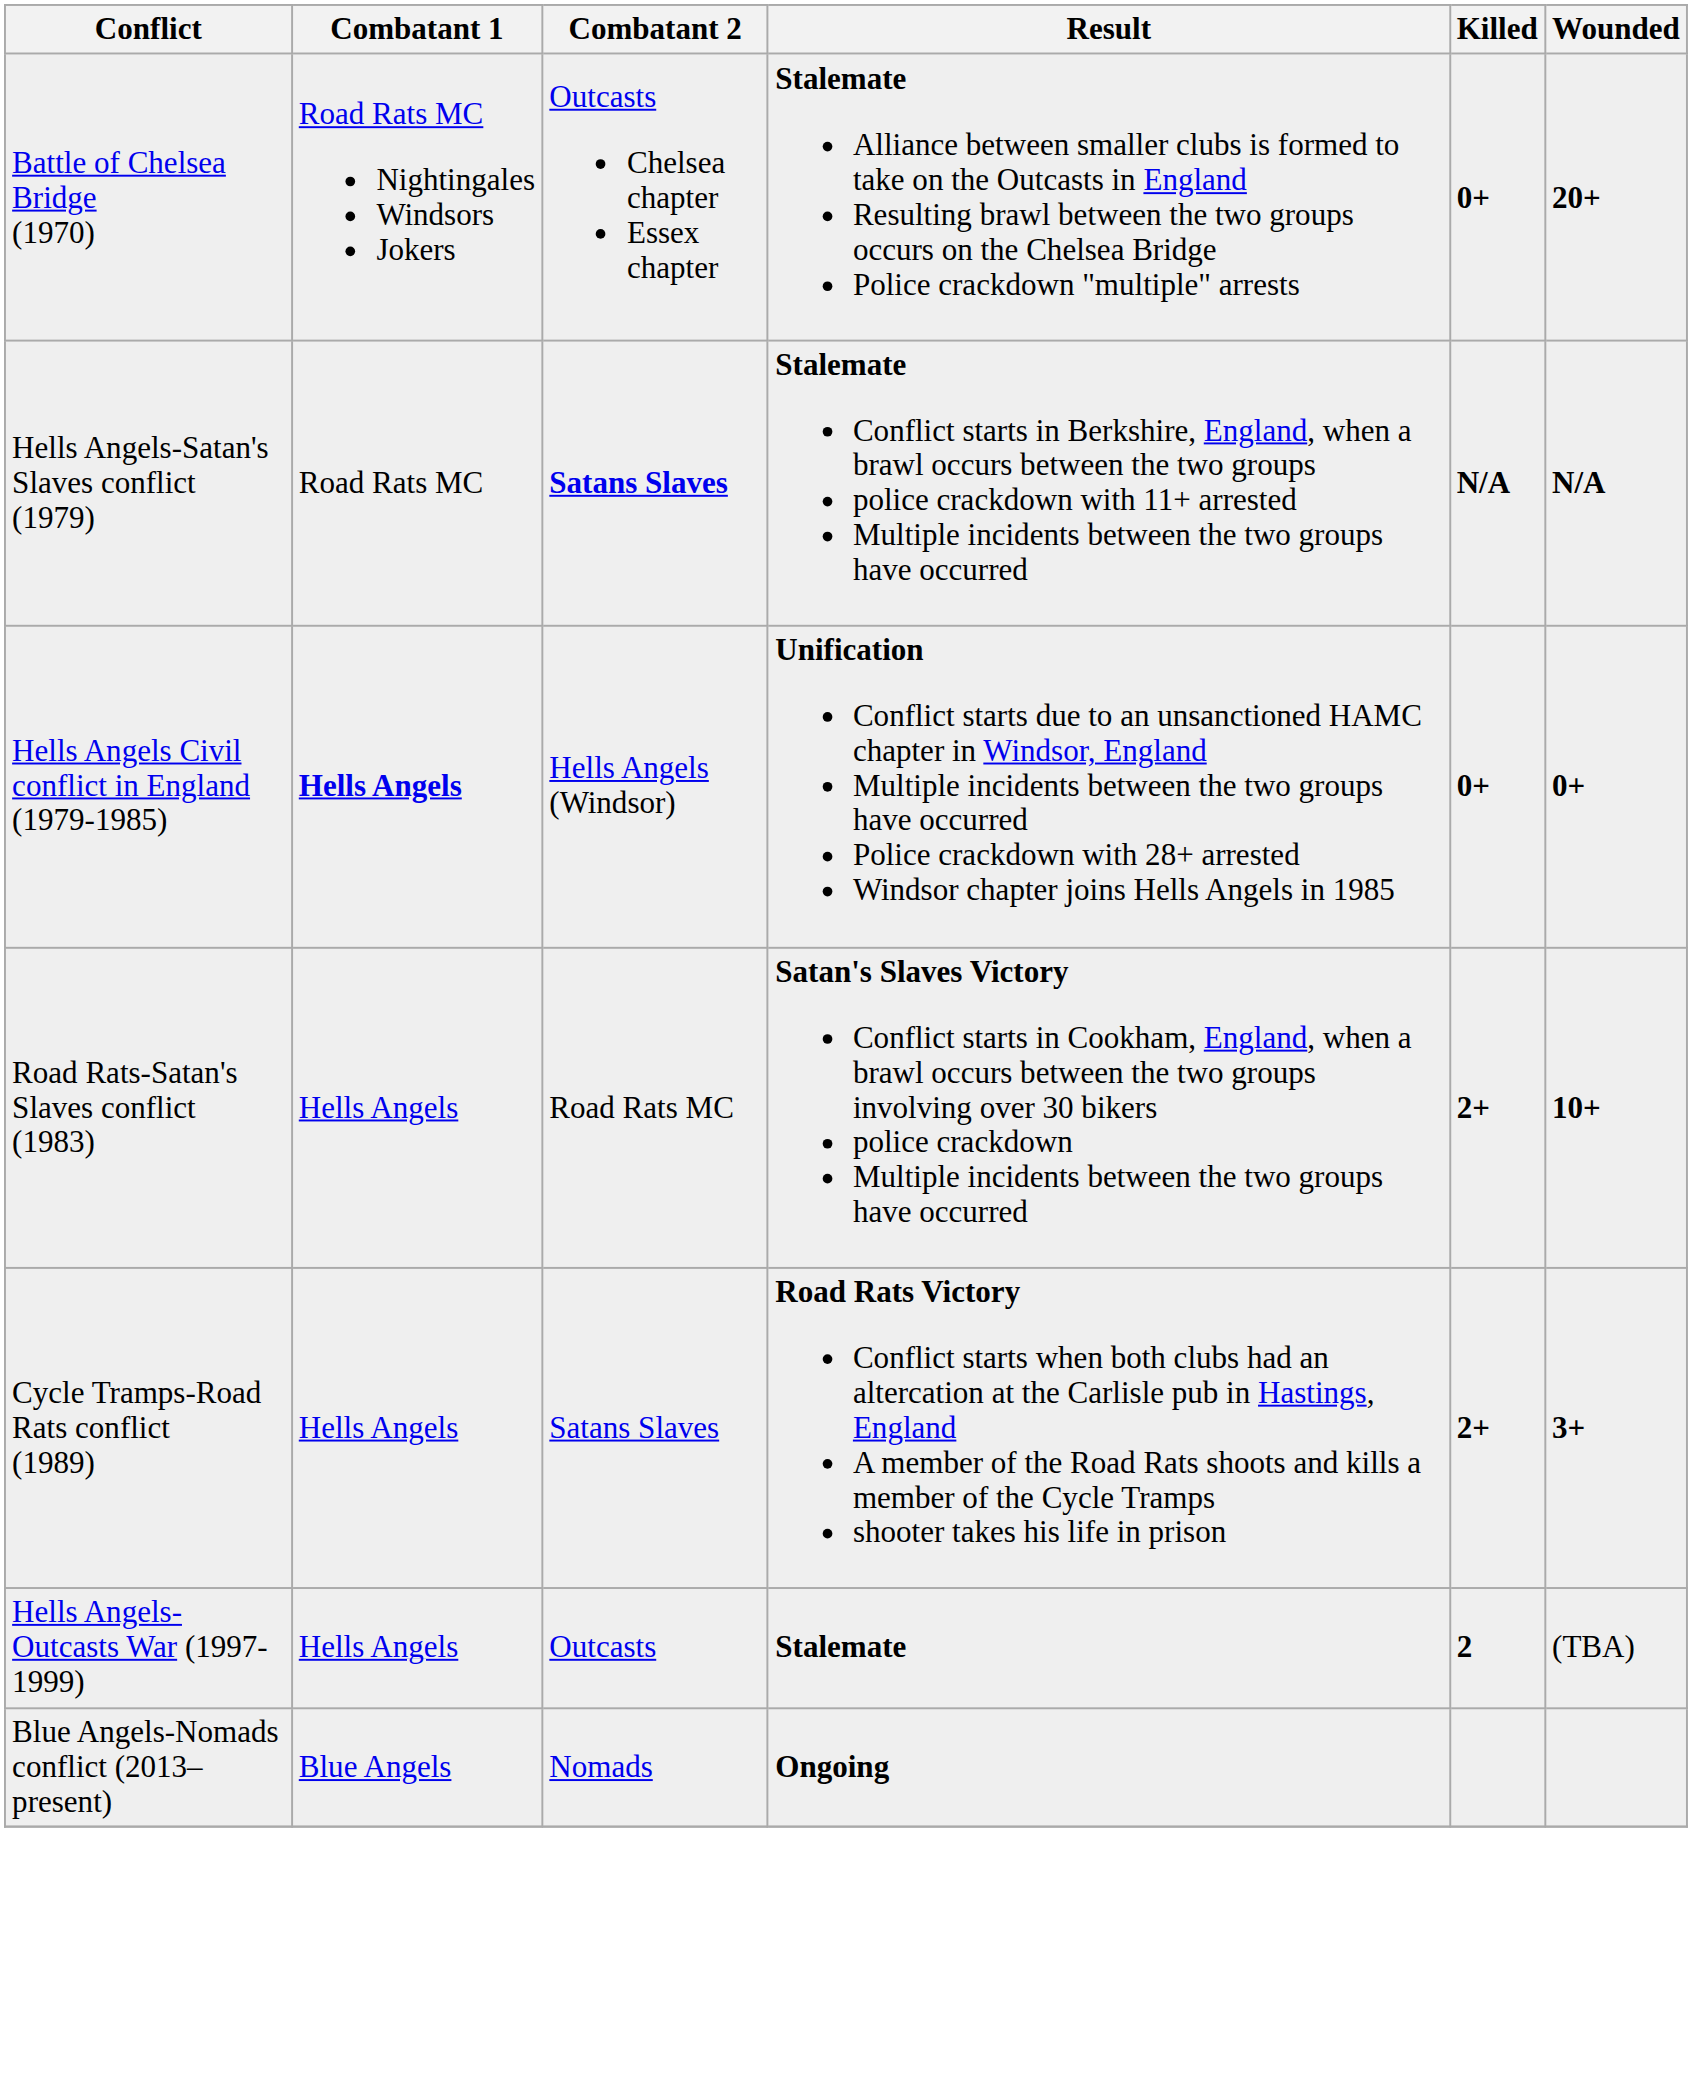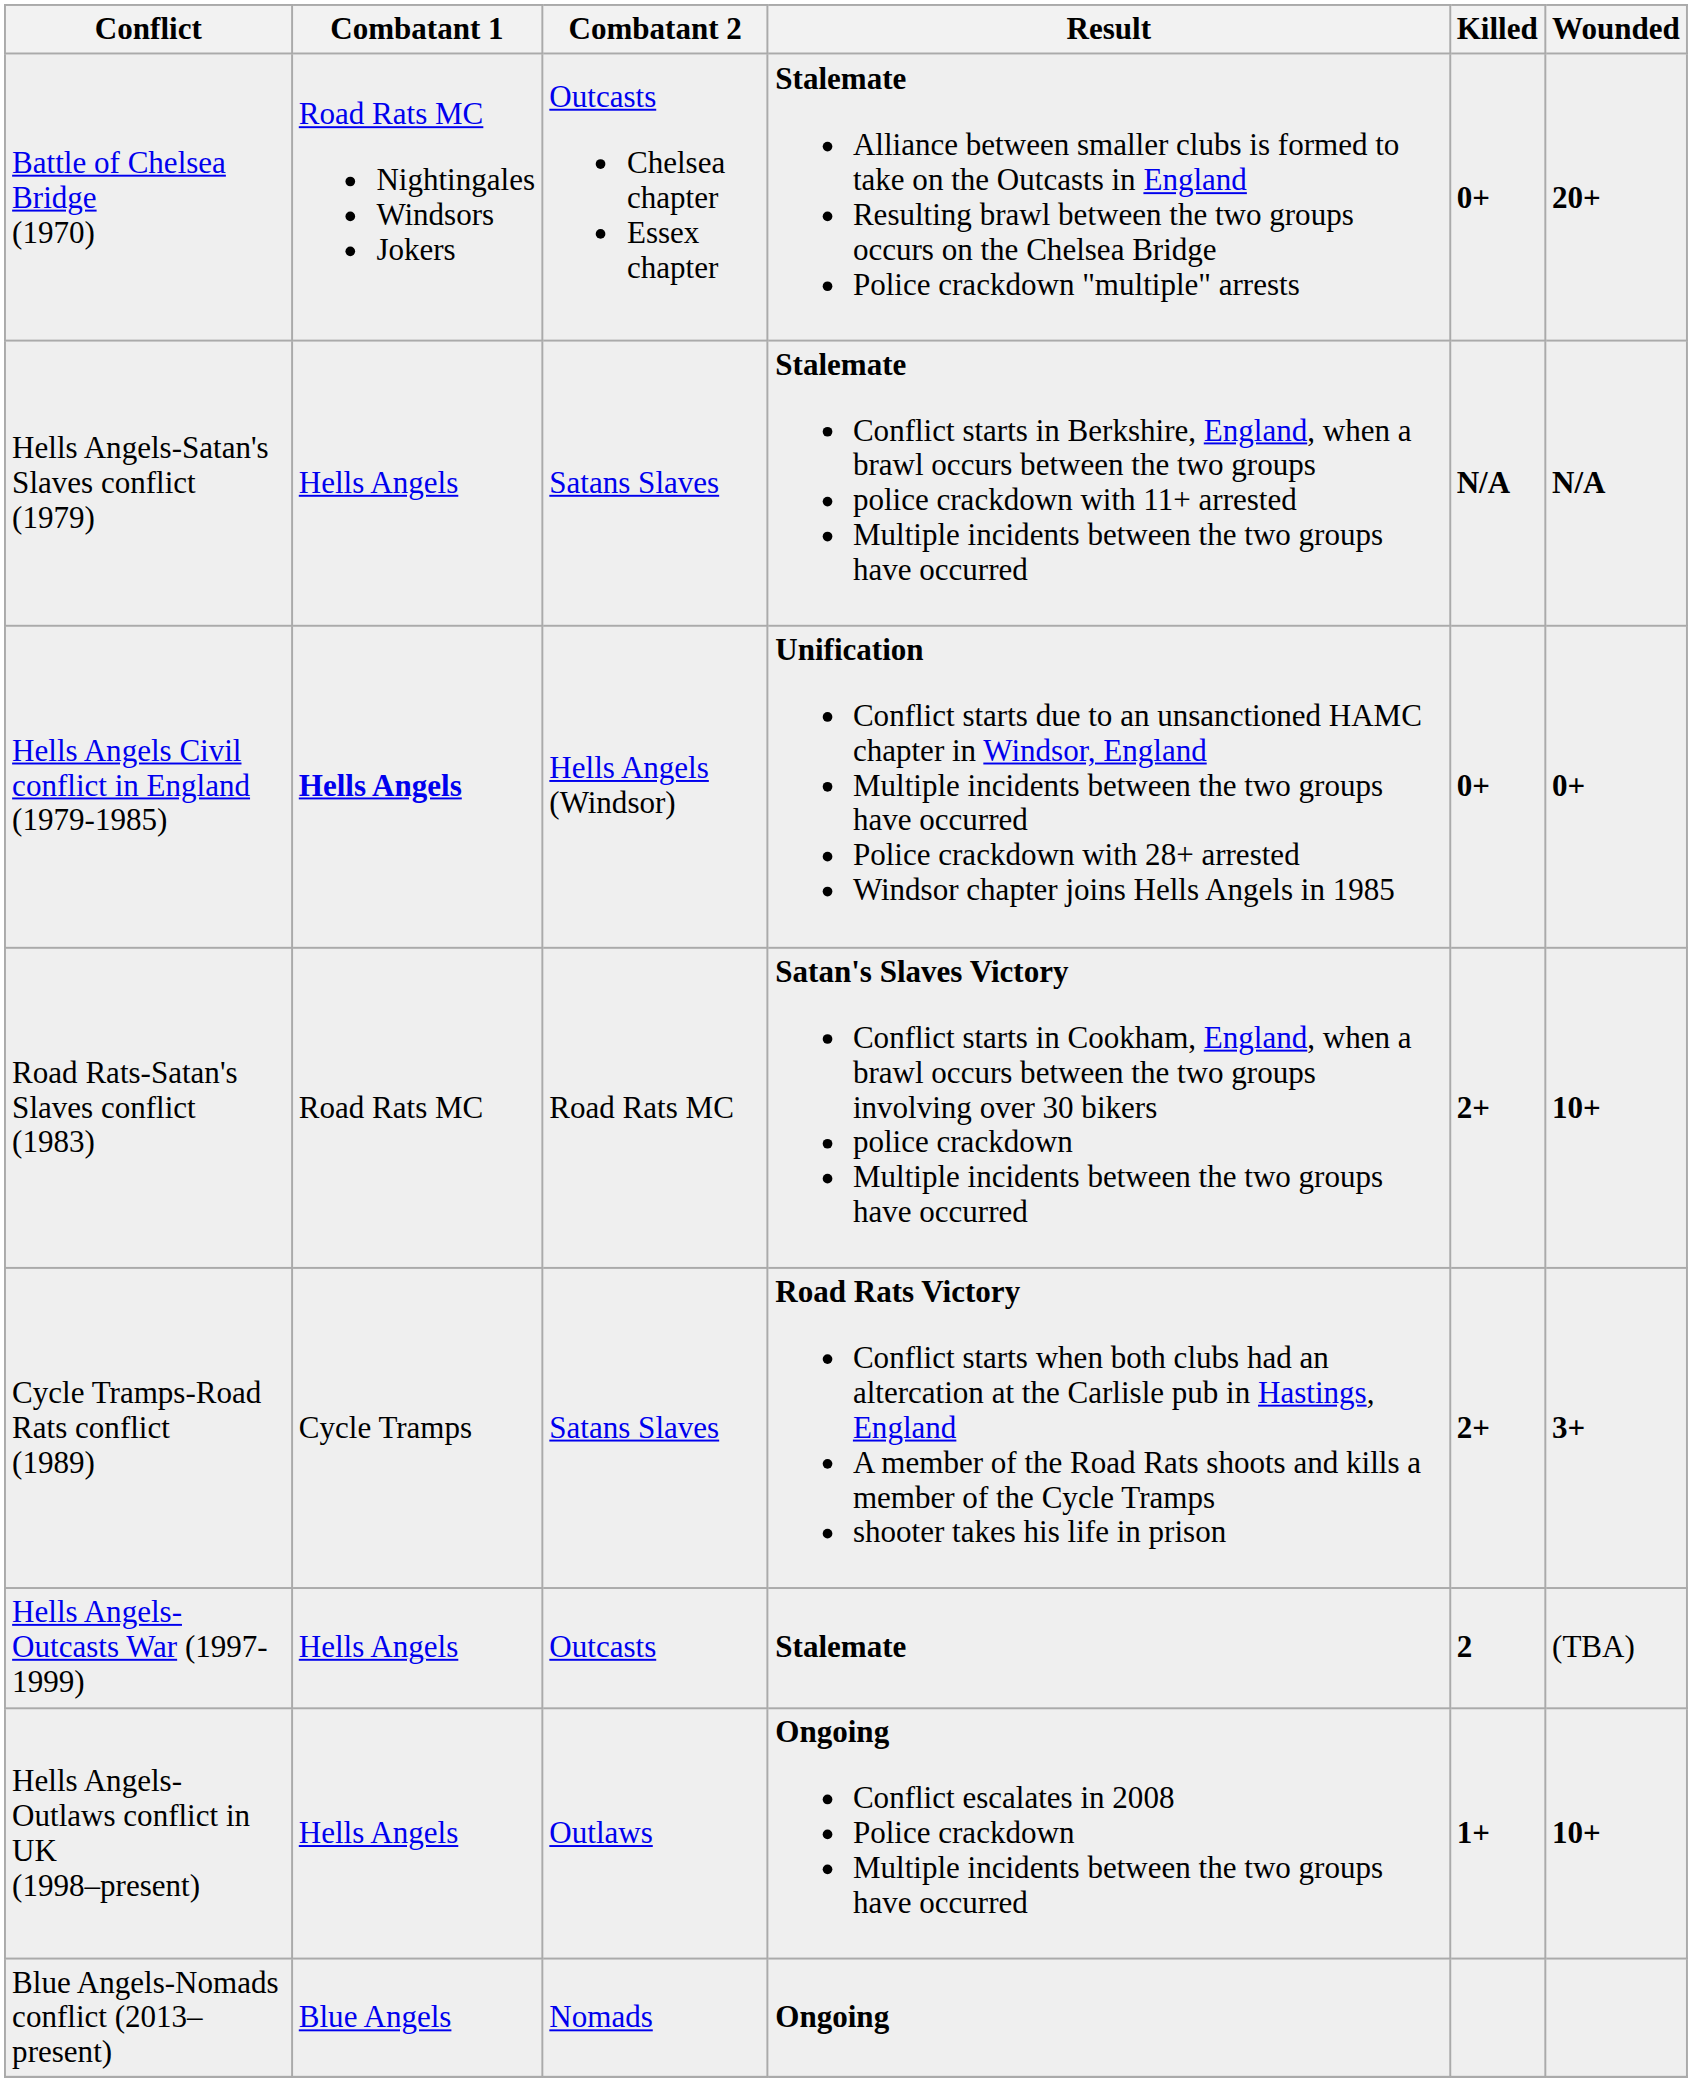(391, 482) Road Rats MC -> (379, 482) Hells Angels
(639, 482) bold -> (634, 482) normal
(379, 1106) Hells Angels -> (391, 1106) Road Rats MC
(379, 1427) Hells Angels -> (385, 1427) Cycle Tramps
+ row: (131, 1832)
